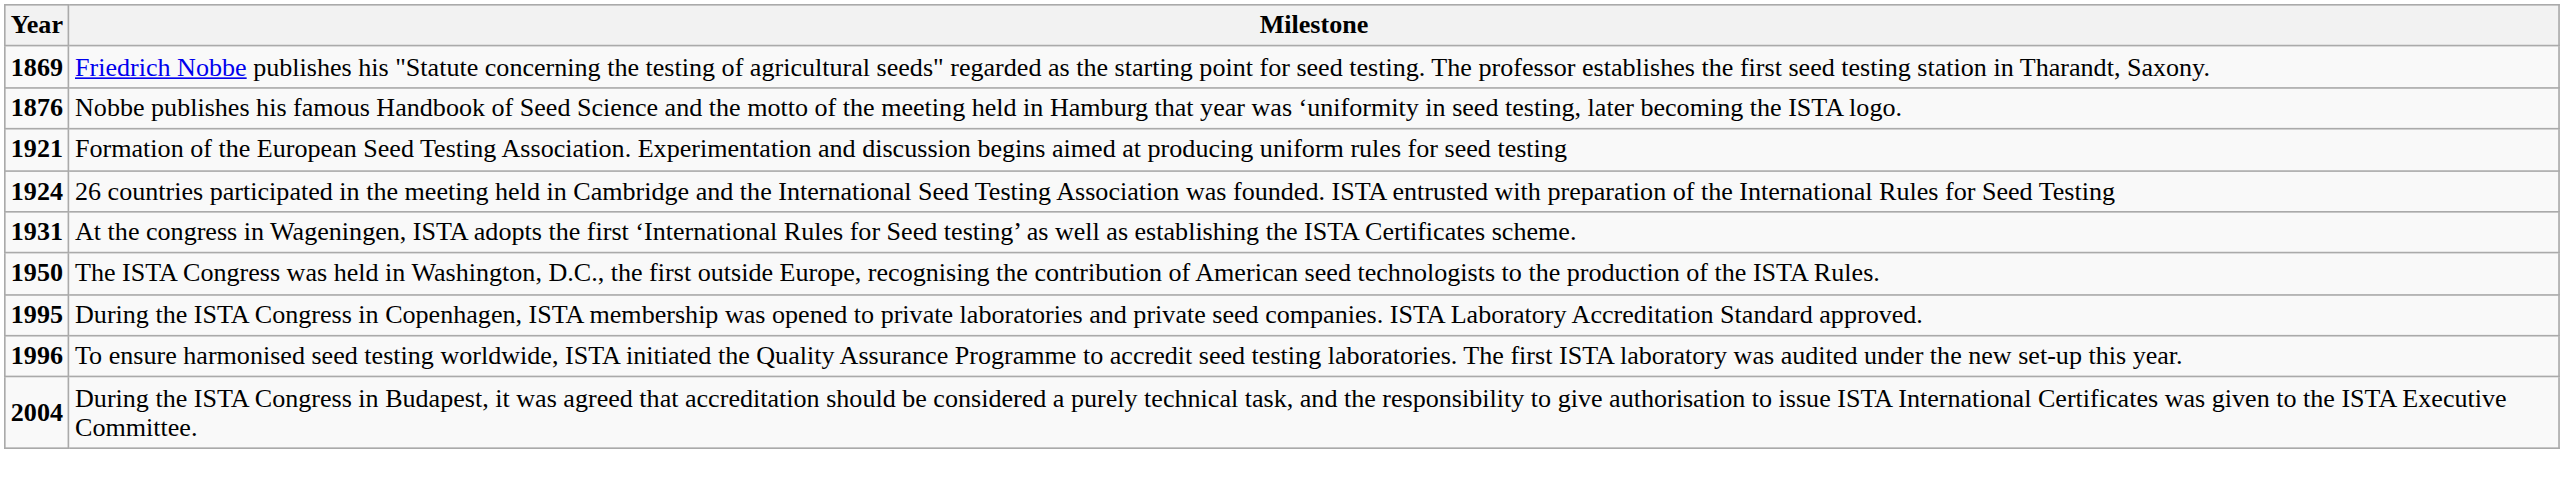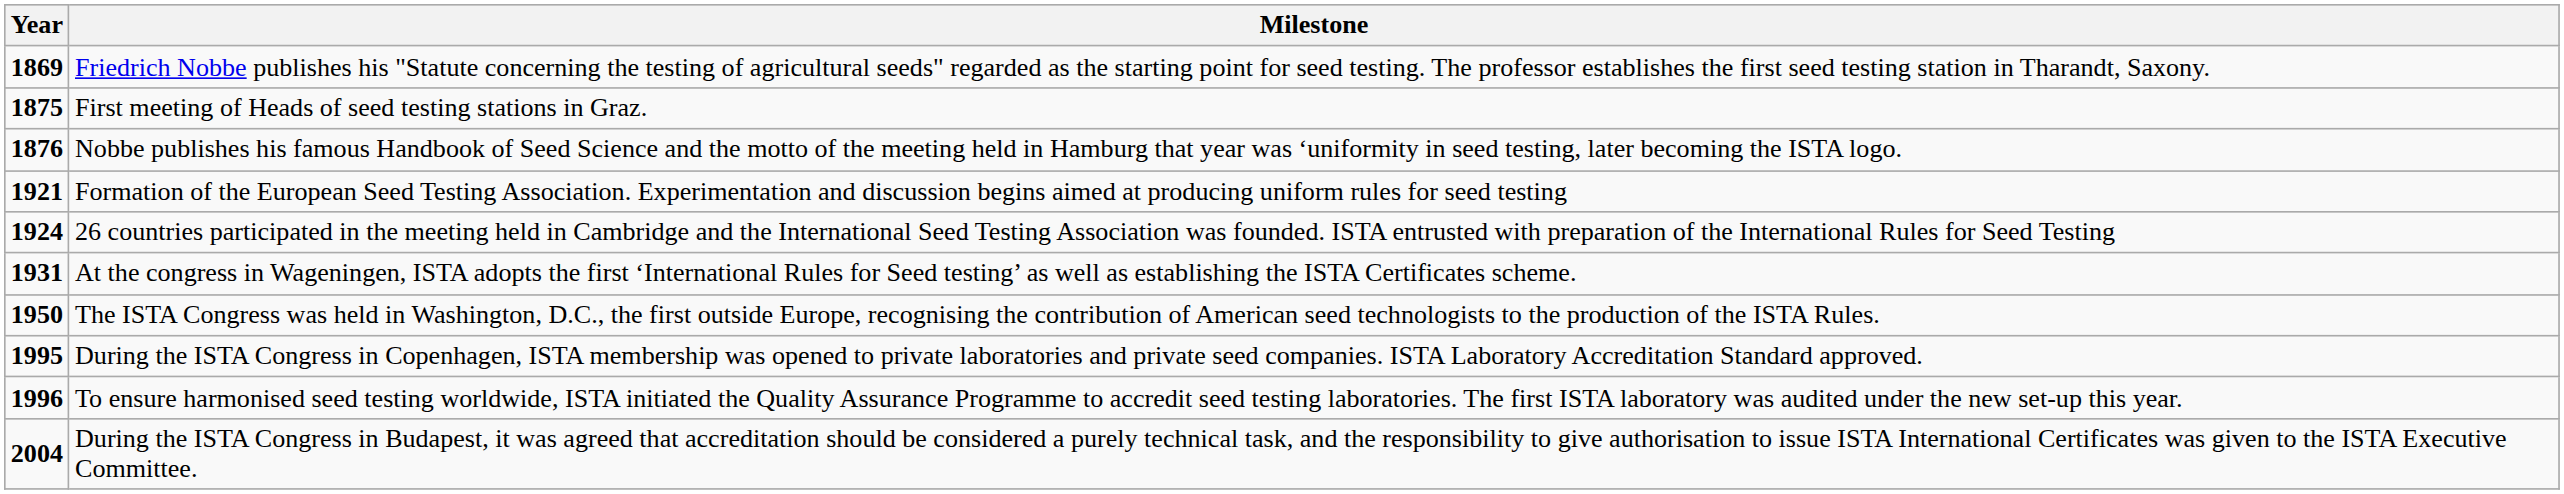+ row: (361, 107)
